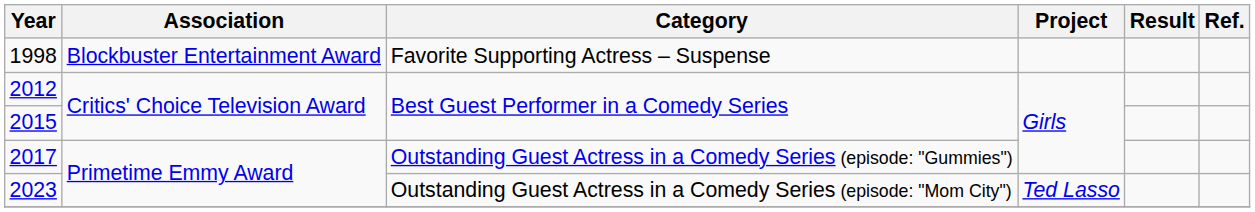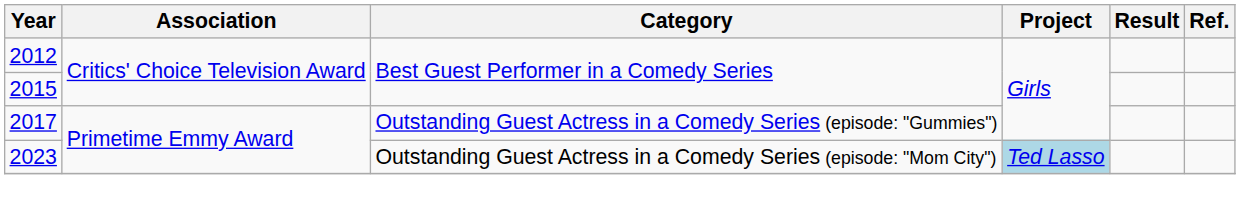- row: (33, 55)
(1071, 190) no background -> (1056, 156) lightblue background
